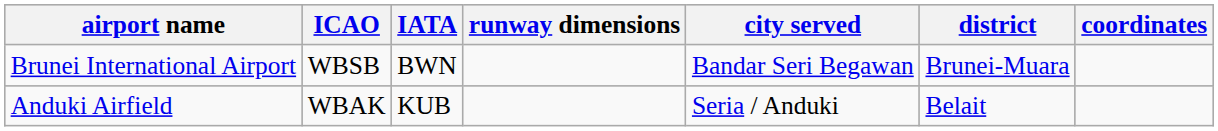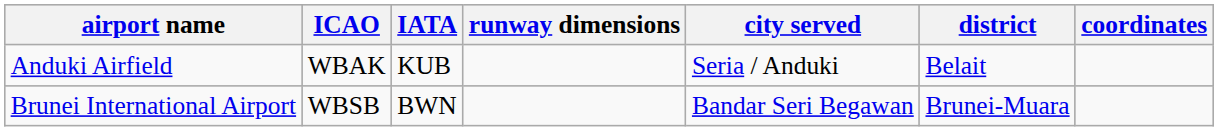rows swapped: (153, 65) <-> (92, 105)
